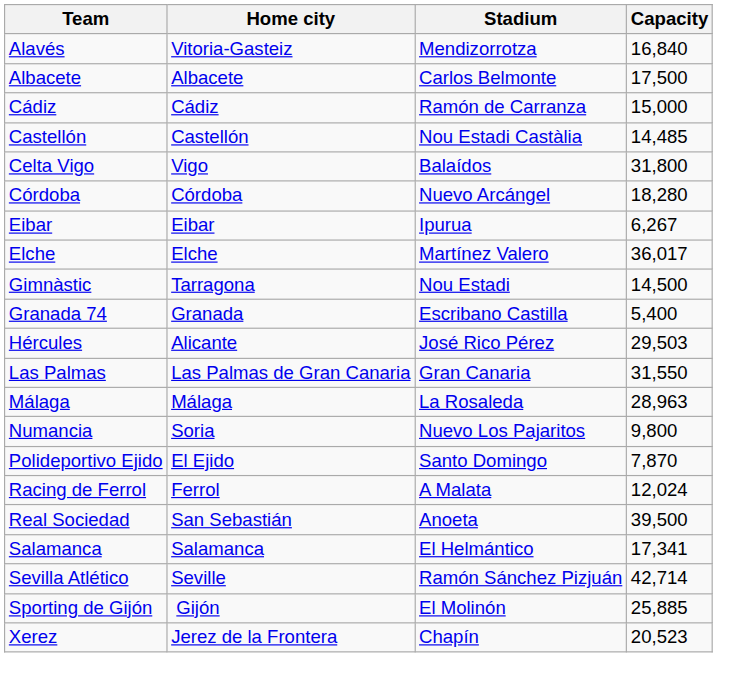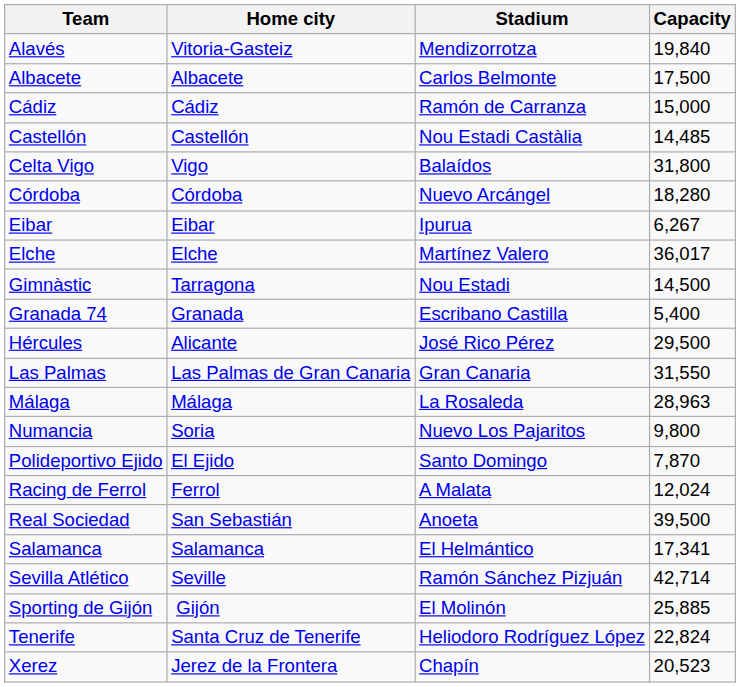(659, 48) 16,840 -> (682, 48) 19,840
(659, 343) 29,503 -> (682, 343) 29,500
+ row: (42, 637)
